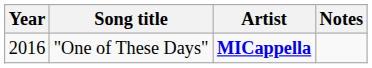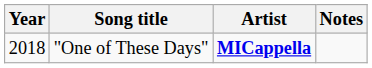(27, 47) 2016 -> (27, 47) 2018
